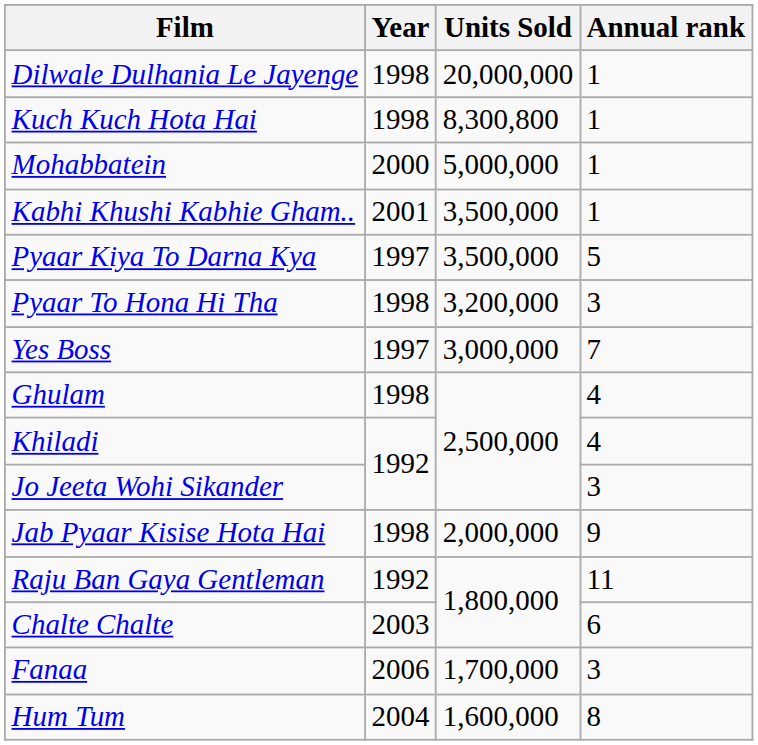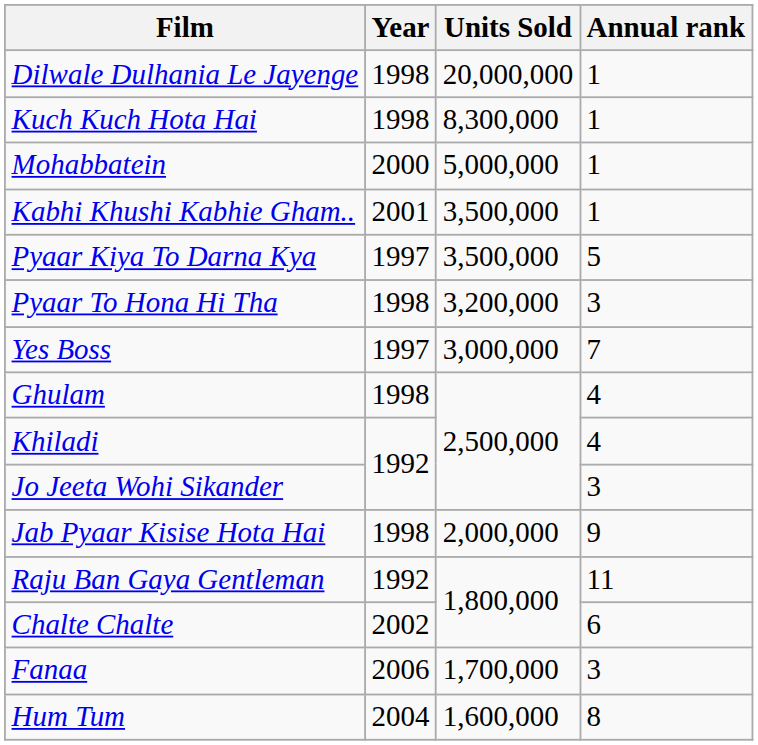(501, 119) 8,300,800 -> (501, 119) 8,300,000
(401, 624) 2003 -> (401, 624) 2002
